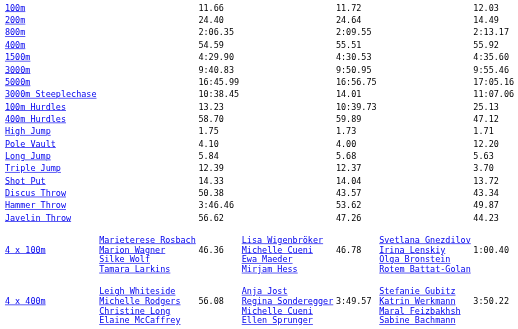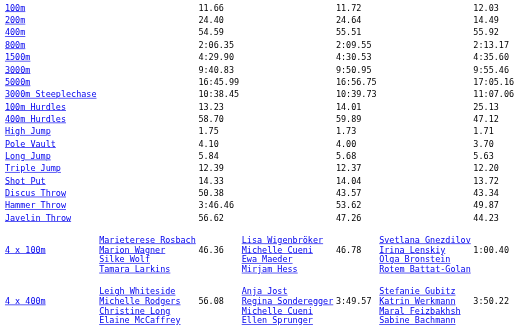rows swapped: (15, 45) <-> (15, 33)
(349, 94) 14.01 -> (356, 94) 10:39.73
(356, 107) 10:39.73 -> (349, 107) 14.01
(486, 144) 12.20 -> (484, 144) 3.70
(484, 168) 3.70 -> (486, 168) 12.20
